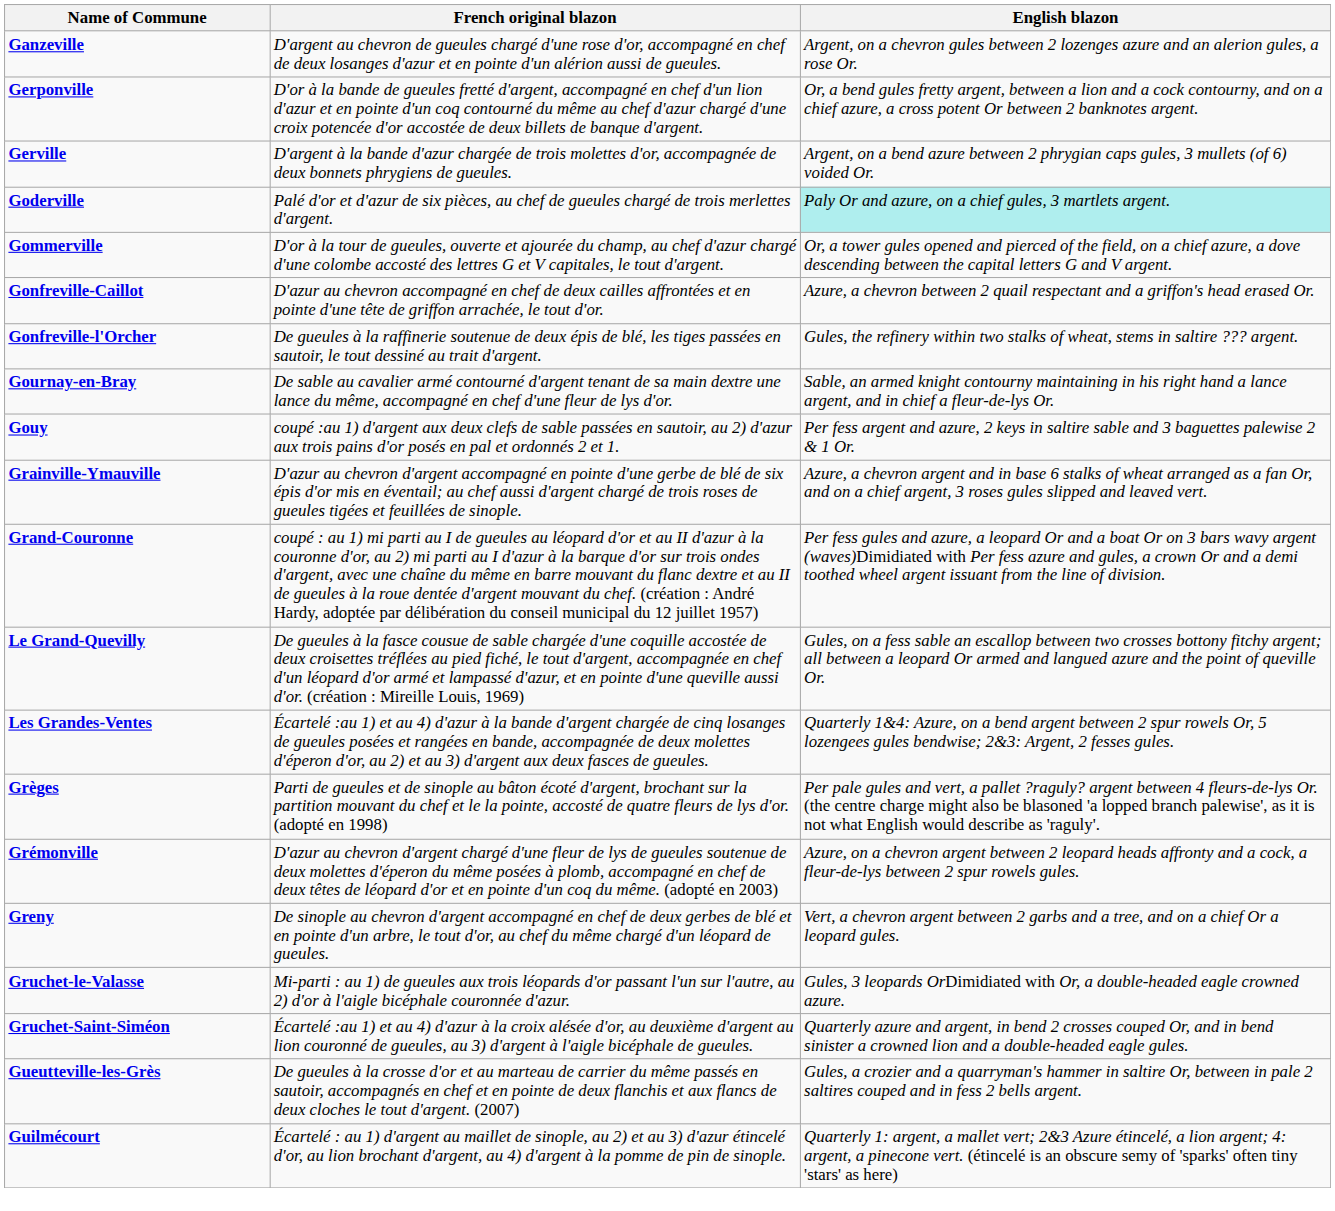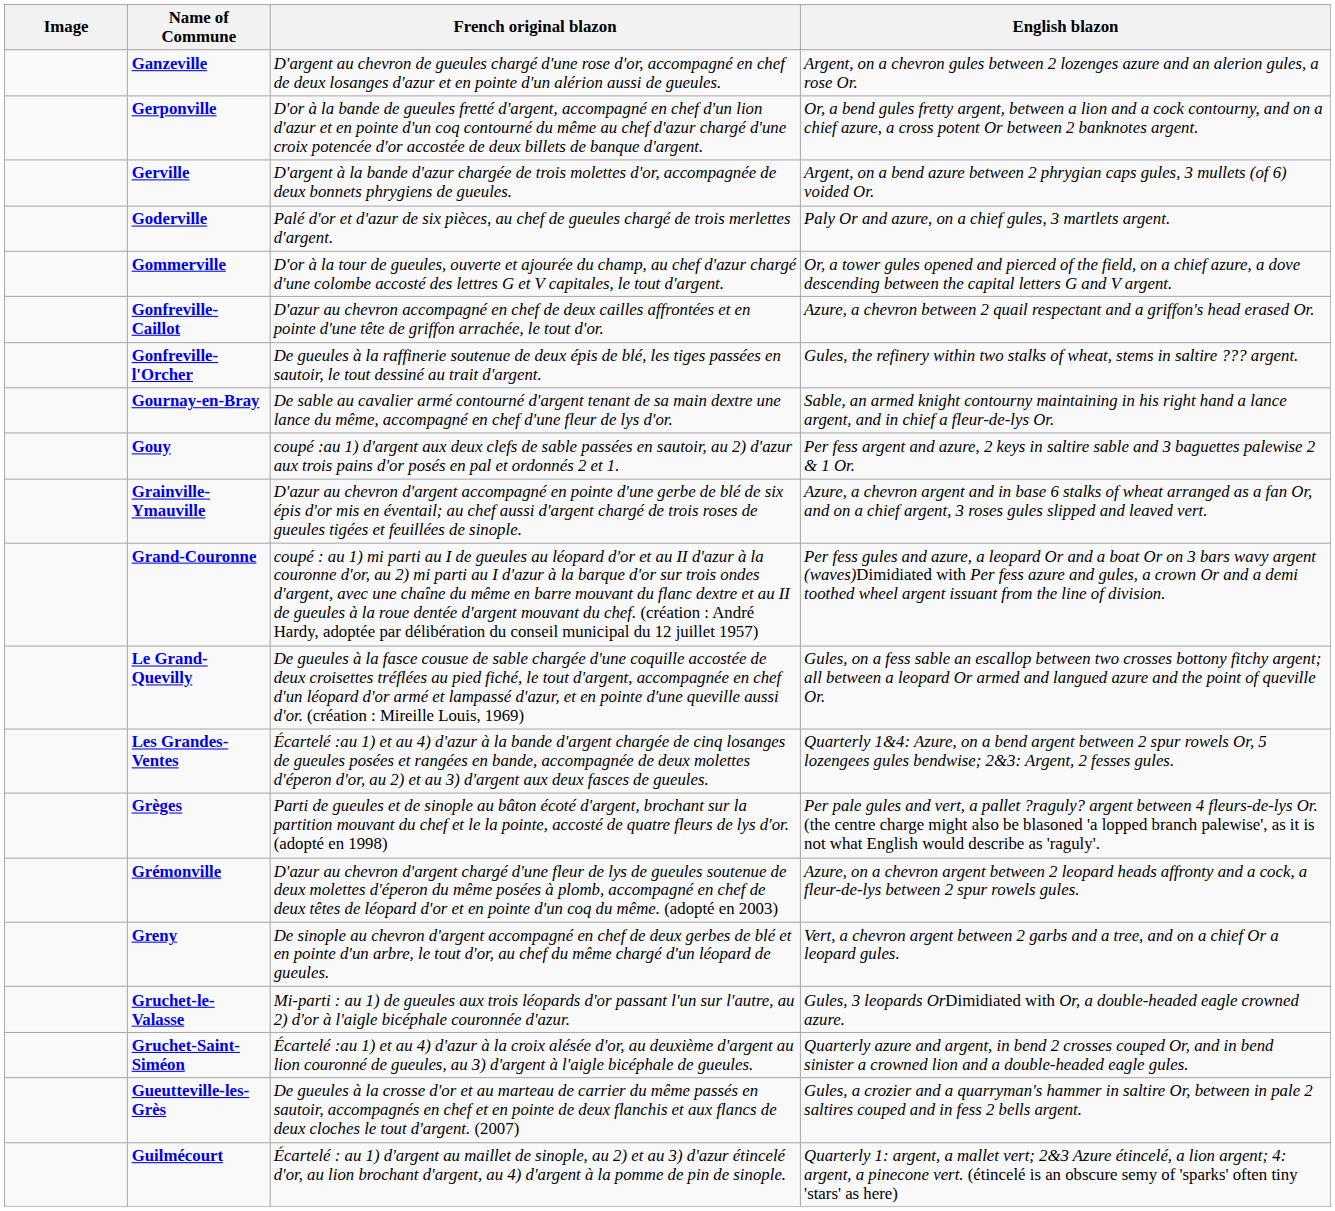+ column: (66, 27)
(987, 199) paleturquoise background -> (987, 218) no background
